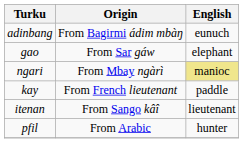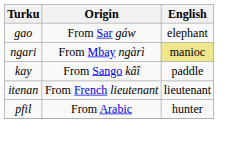- row: (30, 33)
(120, 90) From French lieutenant -> (102, 71) From Sango kâî
(120, 109) From Sango kâî -> (102, 90) From French lieutenant
